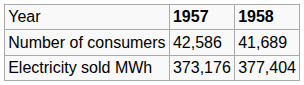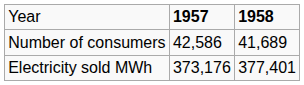(267, 67) 377,404 -> (267, 67) 377,401
